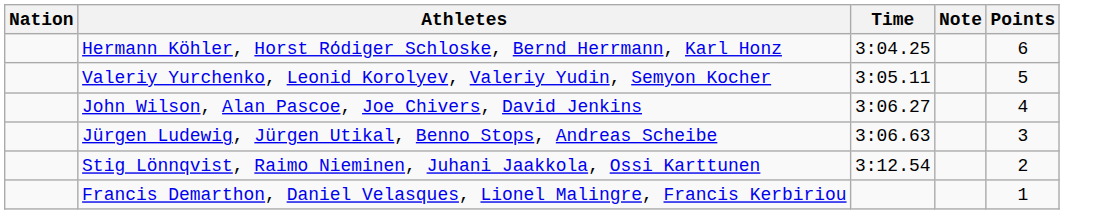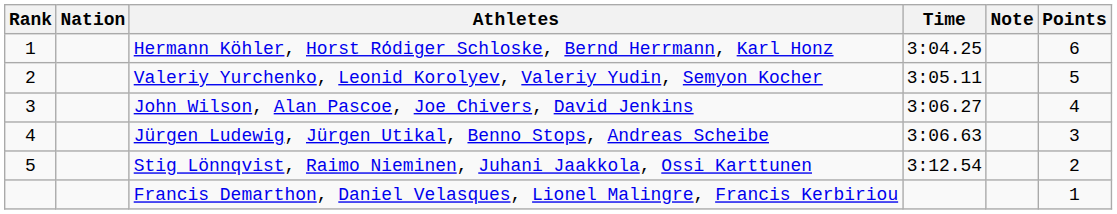+ column: (31, 19)
